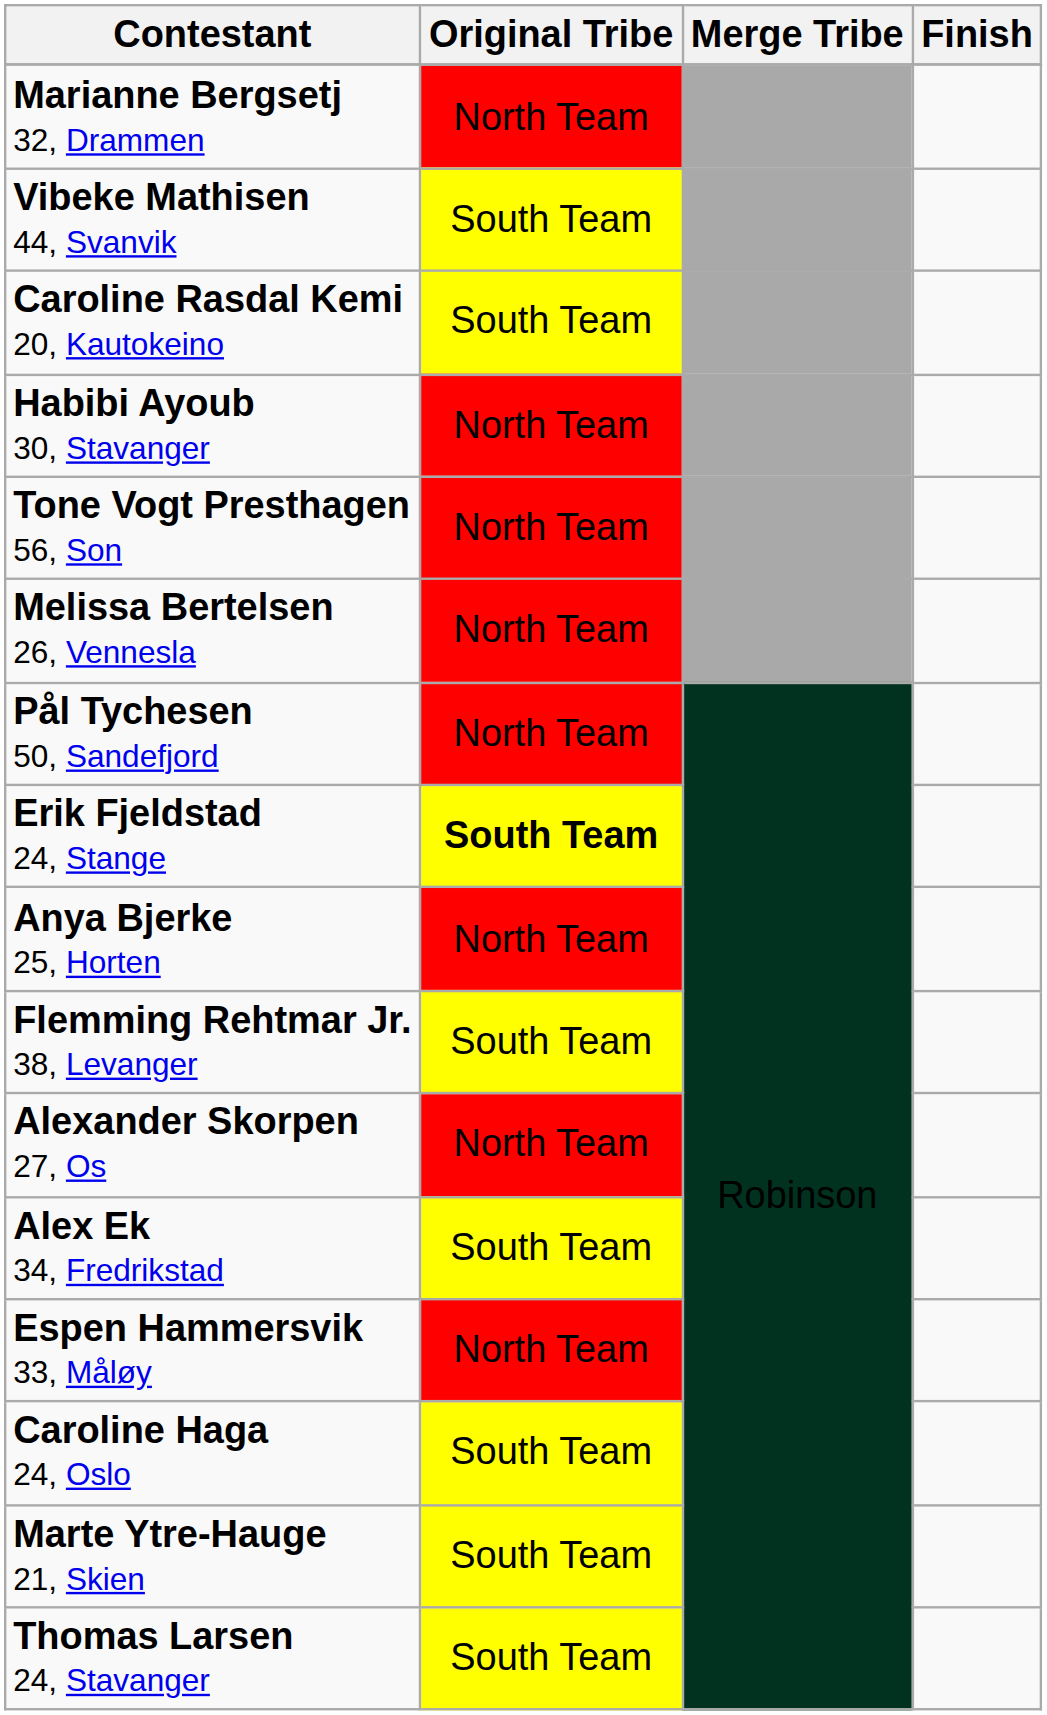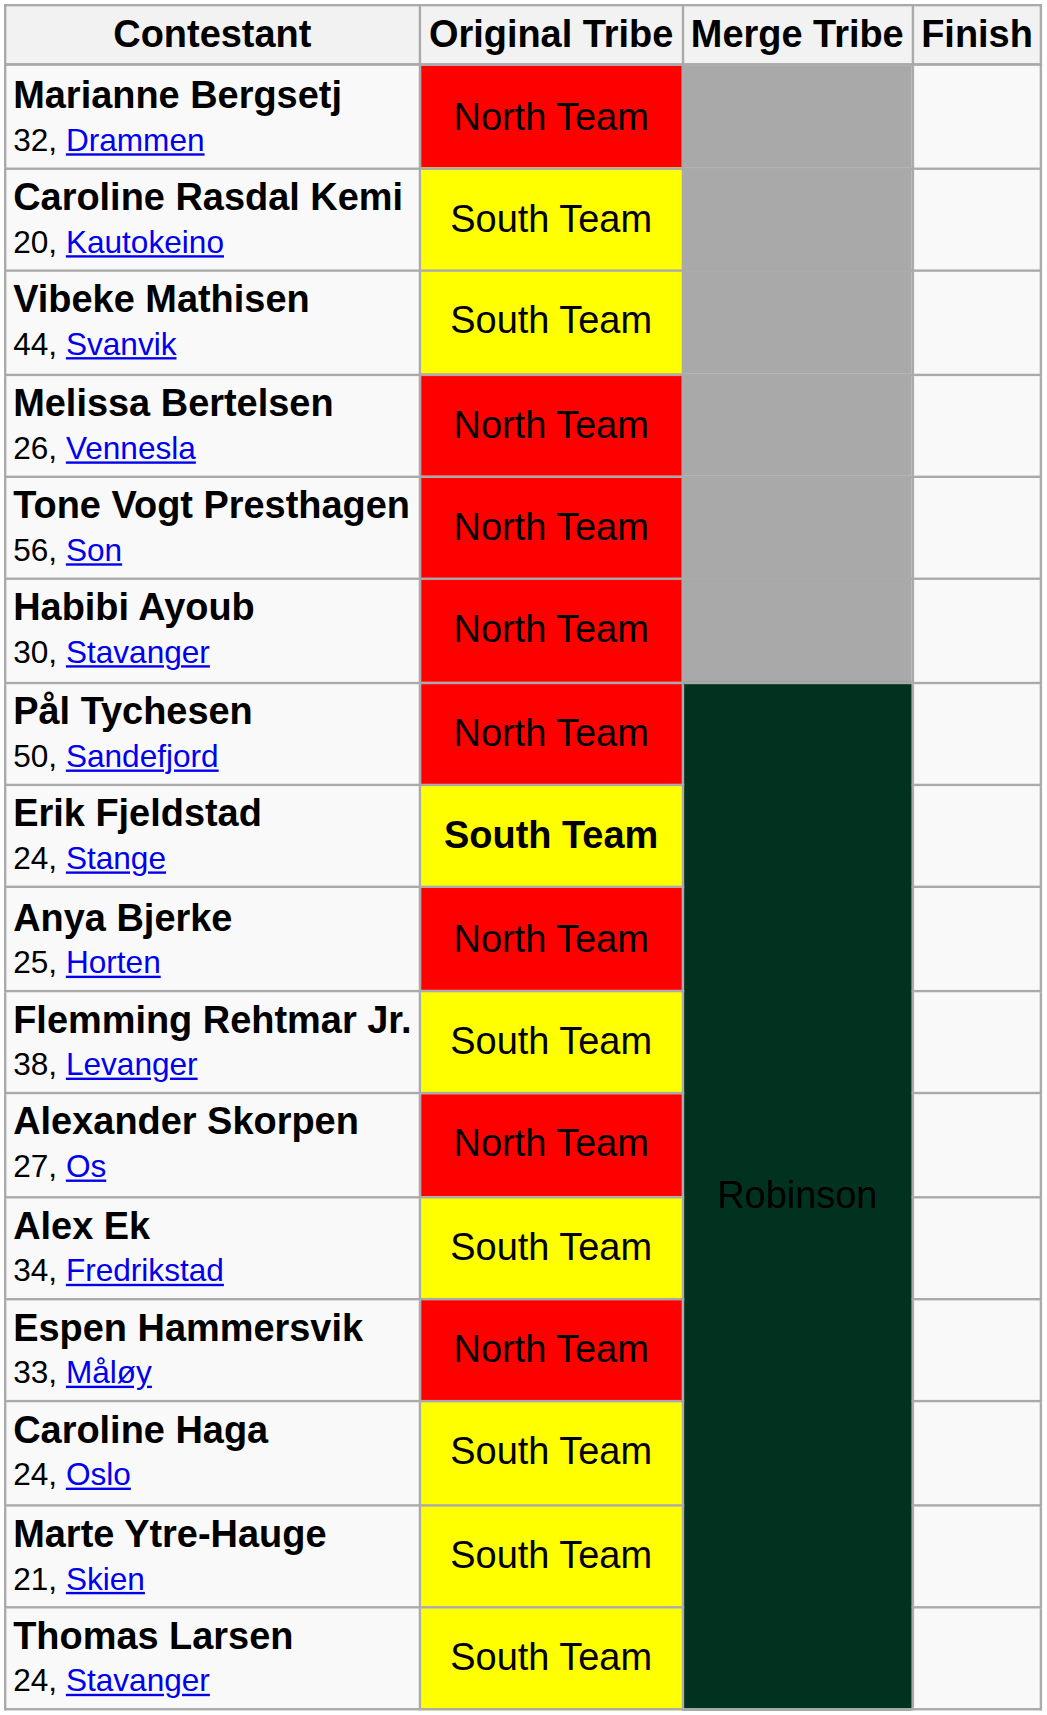rows swapped: (161, 218) <-> (208, 321)
rows swapped: (134, 424) <-> (173, 630)
